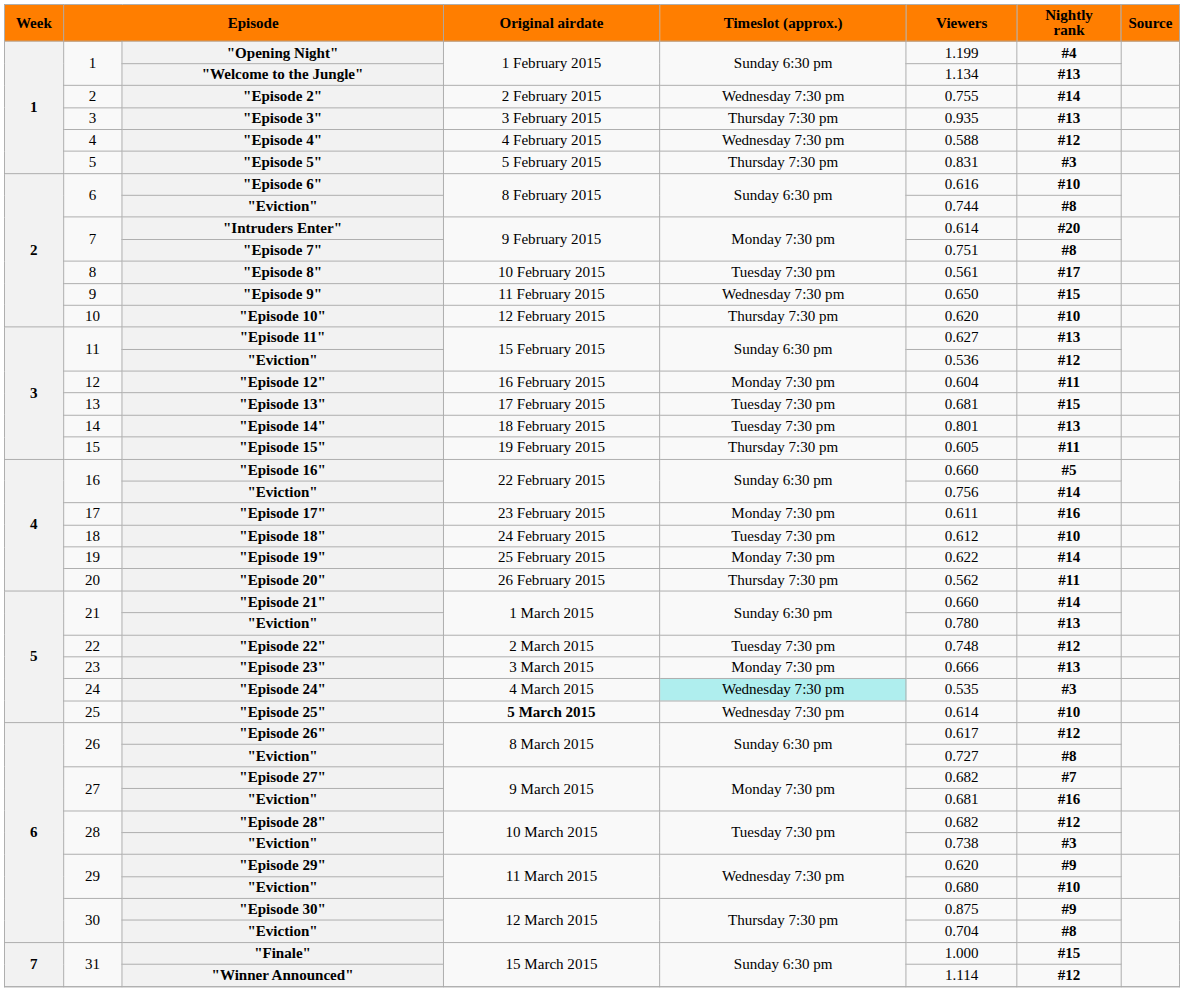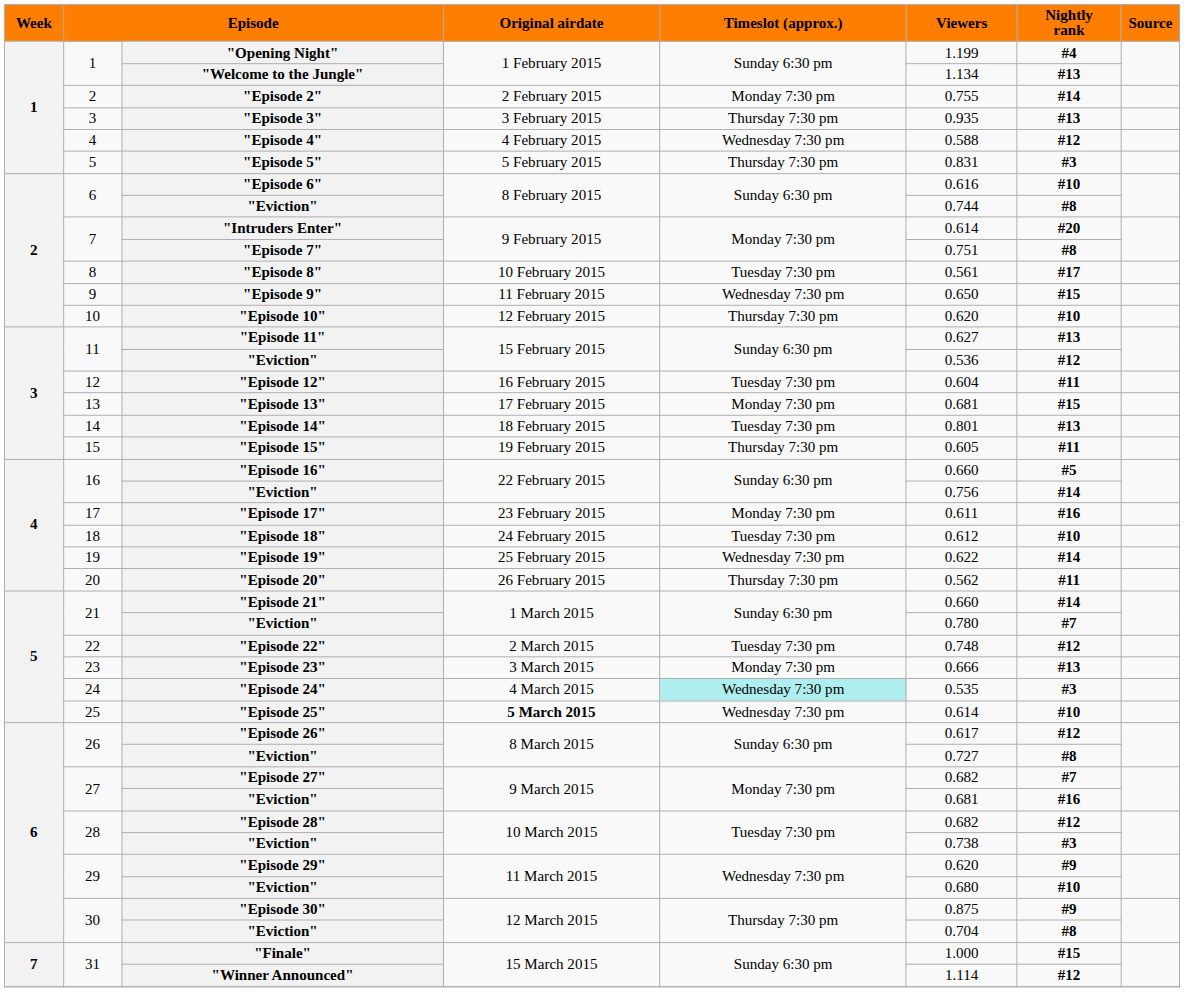(783, 96) Wednesday 7:30 pm -> (783, 96) Monday 7:30 pm
(783, 382) Monday 7:30 pm -> (783, 382) Tuesday 7:30 pm
(783, 404) Tuesday 7:30 pm -> (783, 404) Monday 7:30 pm
(783, 557) Monday 7:30 pm -> (783, 557) Wednesday 7:30 pm
(1069, 623) #13 -> (1069, 623) #7
